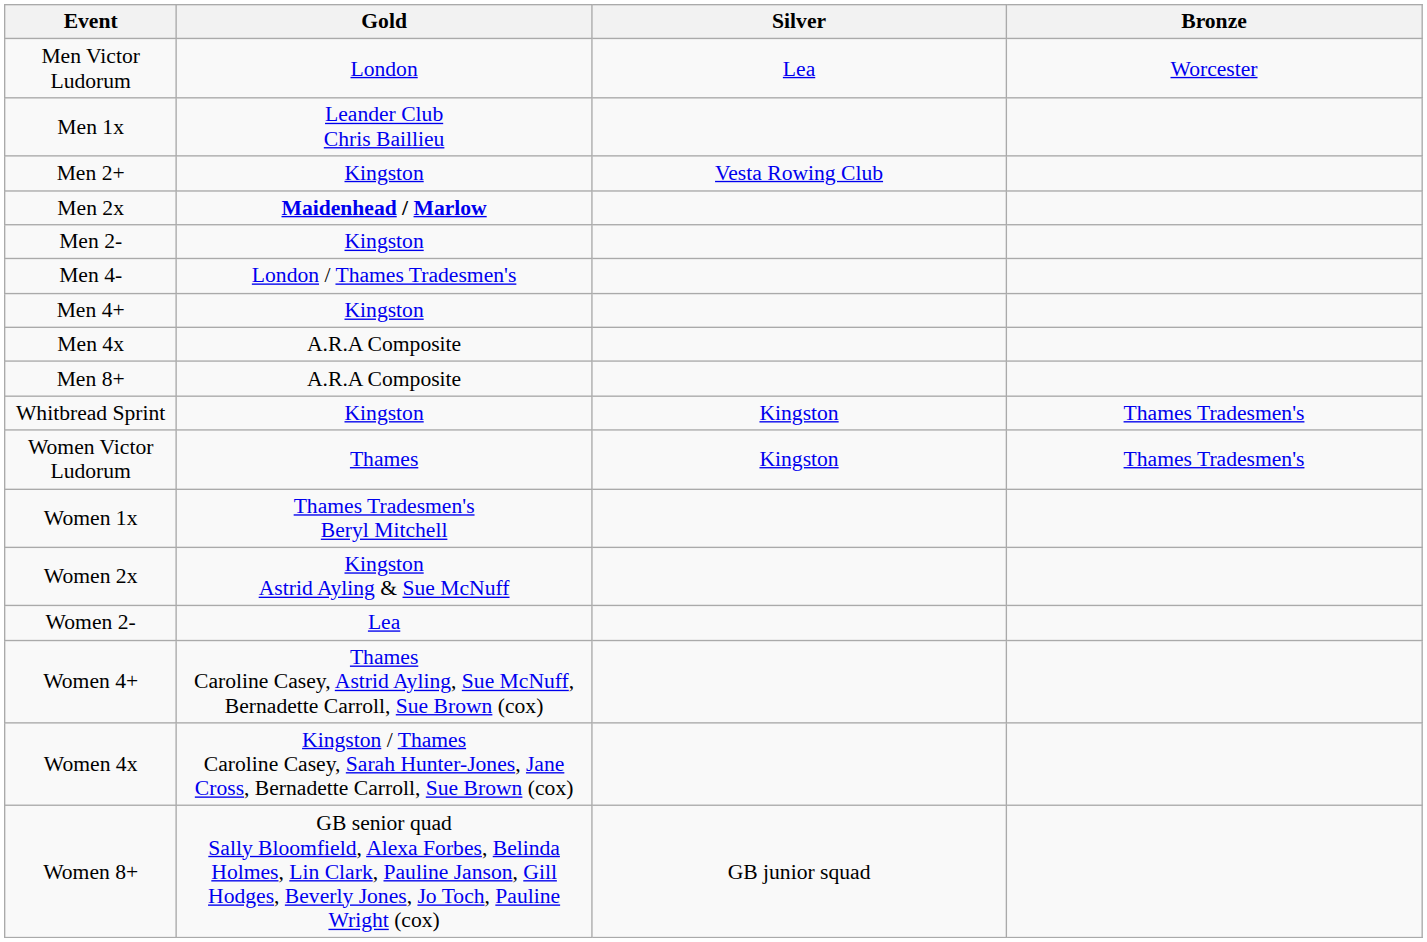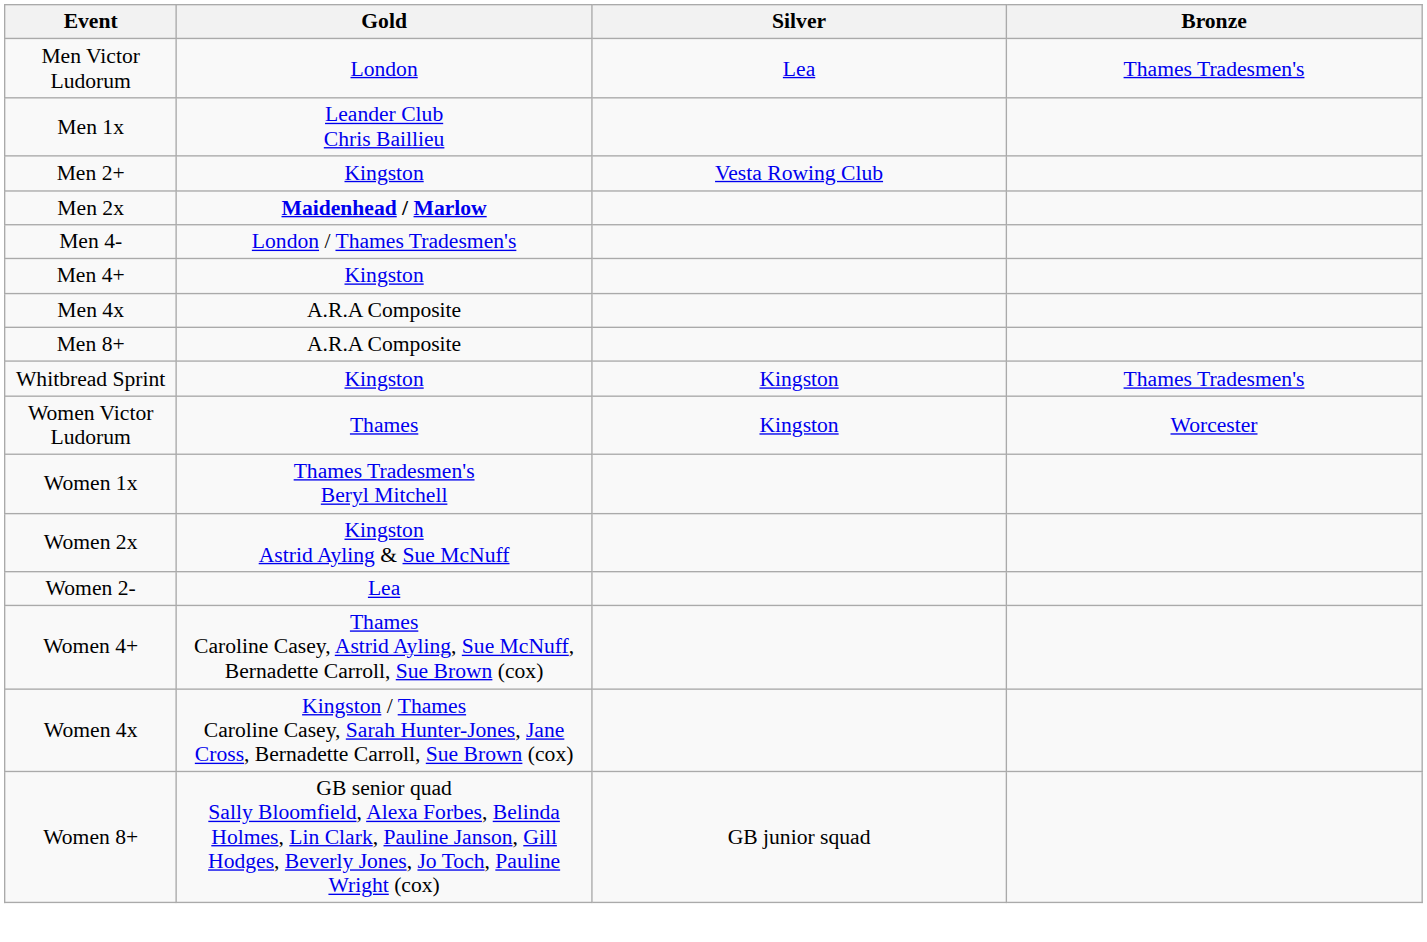(1214, 68) Worcester -> (1214, 68) Thames Tradesmen's
- row: (91, 241)
(1214, 459) Thames Tradesmen's -> (1214, 424) Worcester
